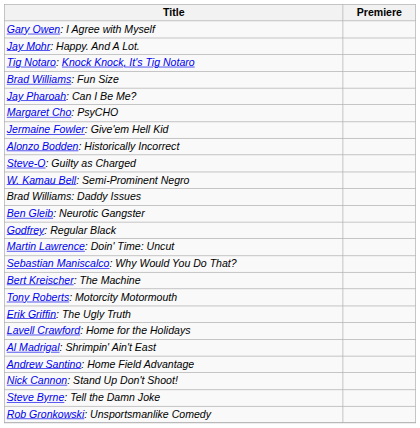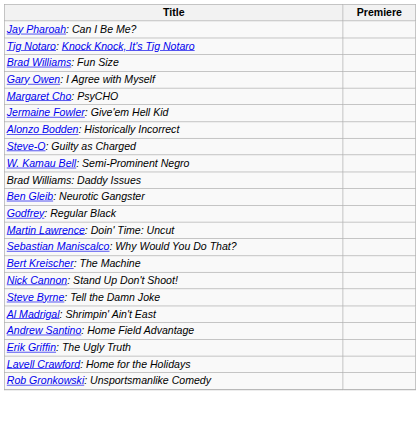rows swapped: (81, 29) <-> (72, 96)
- row: (73, 46)
- row: (92, 297)
rows swapped: (92, 381) <-> (69, 314)
rows swapped: (83, 398) <-> (99, 331)
